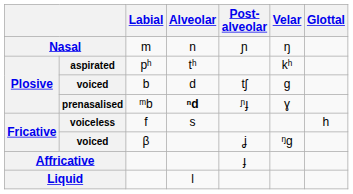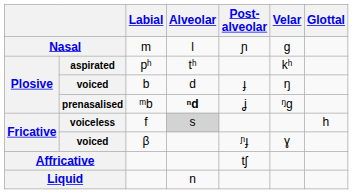(193, 46) n -> (193, 46) l
(287, 46) ŋ -> (287, 46) ɡ
(244, 84) tʃ -> (244, 84) ɟ
(287, 84) ɡ -> (287, 84) ŋ
(244, 103) ᶮɟ -> (244, 103) ʝ
(287, 103) ɣ -> (287, 103) ᵑɡ
(193, 122) no background -> (193, 122) lightgrey background
(244, 141) ʝ -> (244, 141) ᶮɟ
(287, 141) ᵑɡ -> (287, 141) ɣ
(244, 160) ɟ -> (244, 160) tʃ
(193, 179) l -> (193, 179) n
